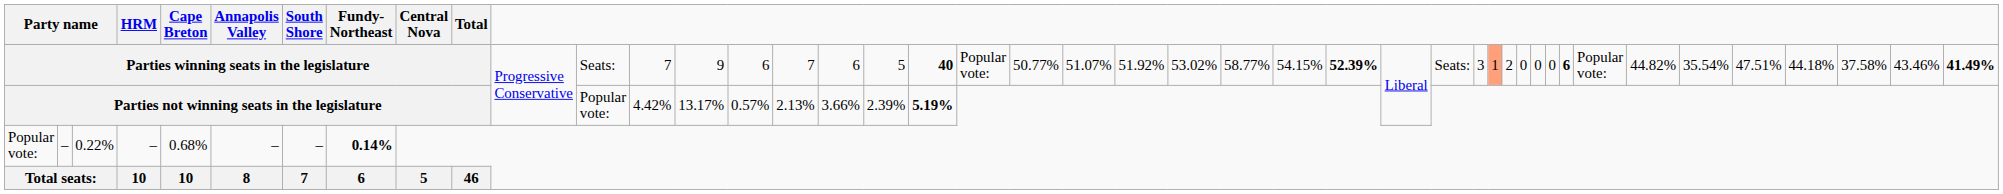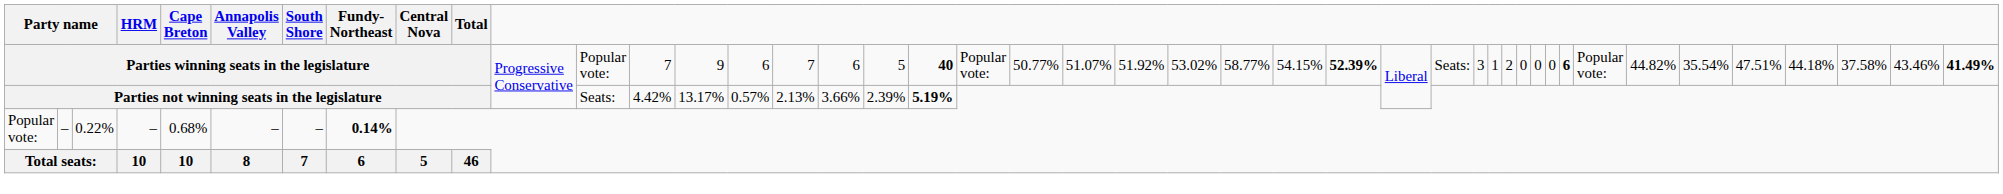(598, 65) Seats: -> (603, 65) Popular vote:
(1495, 65) lightsalmon background -> (1495, 65) no background
(603, 105) Popular vote: -> (598, 96) Seats:
